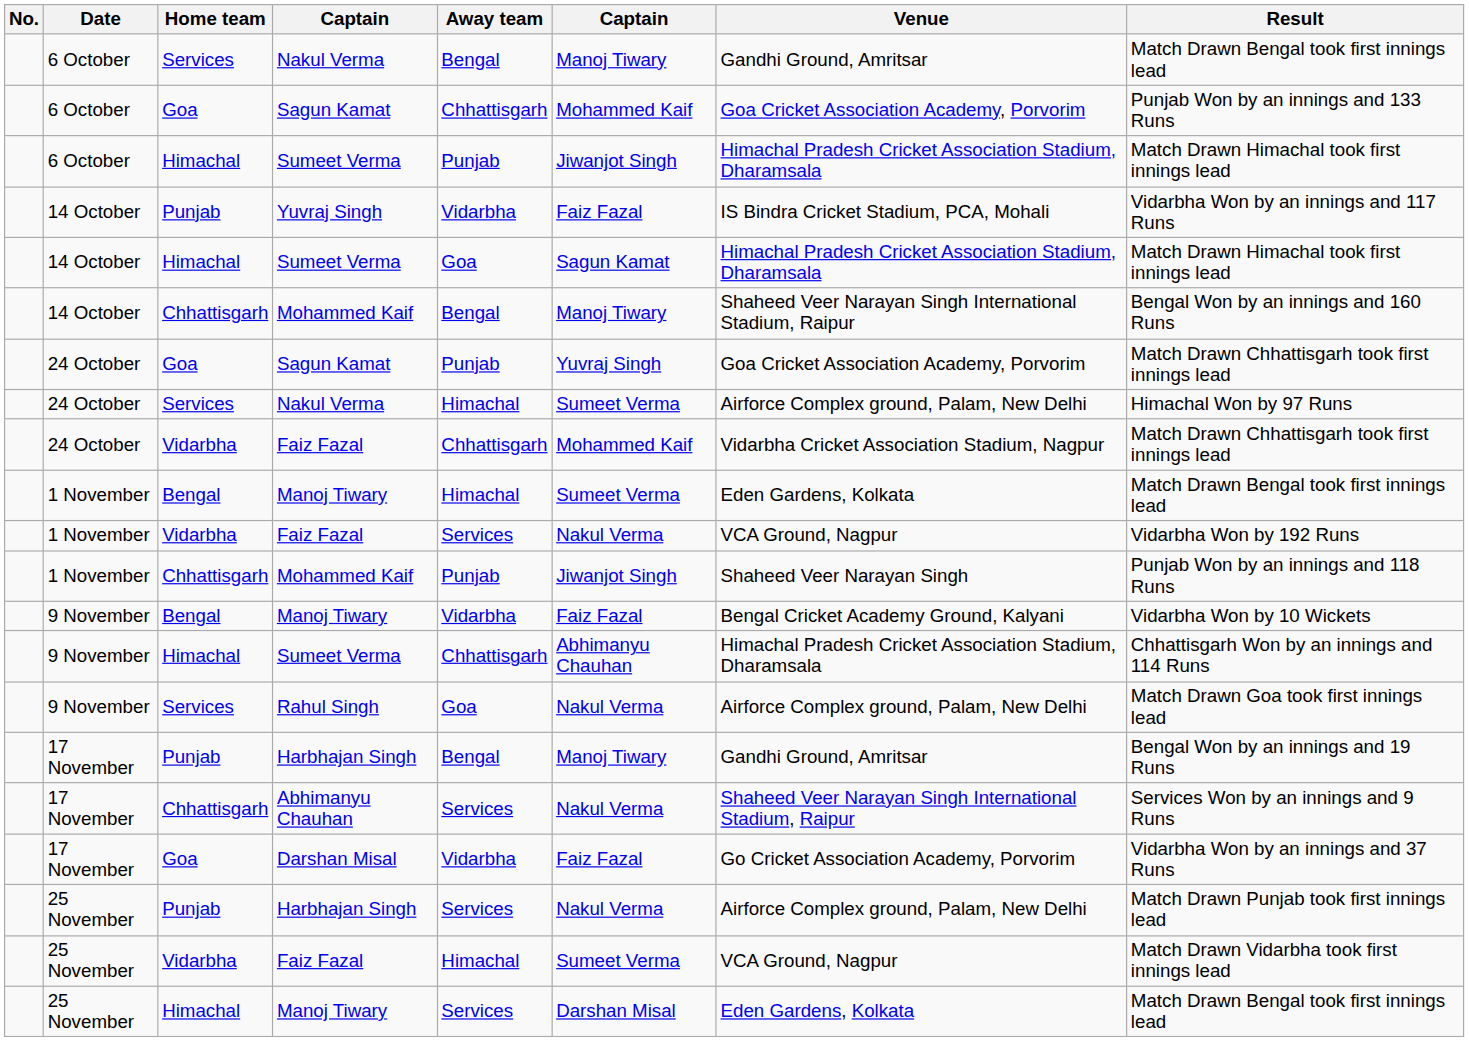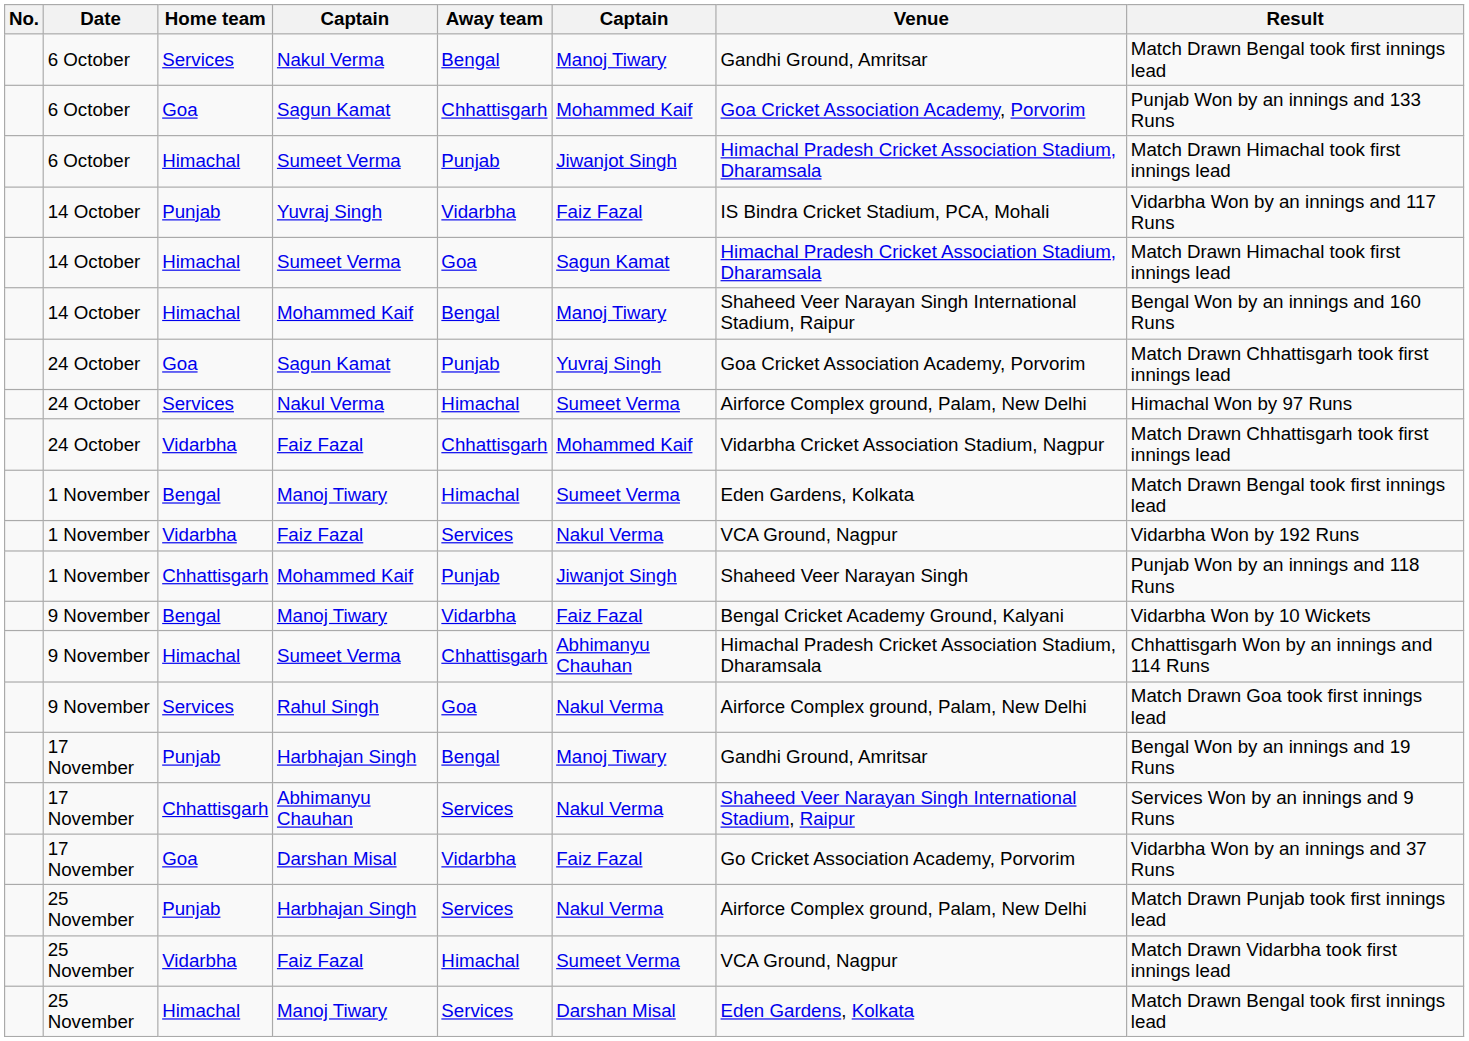(215, 313) Chhattisgarh -> (201, 313) Himachal
